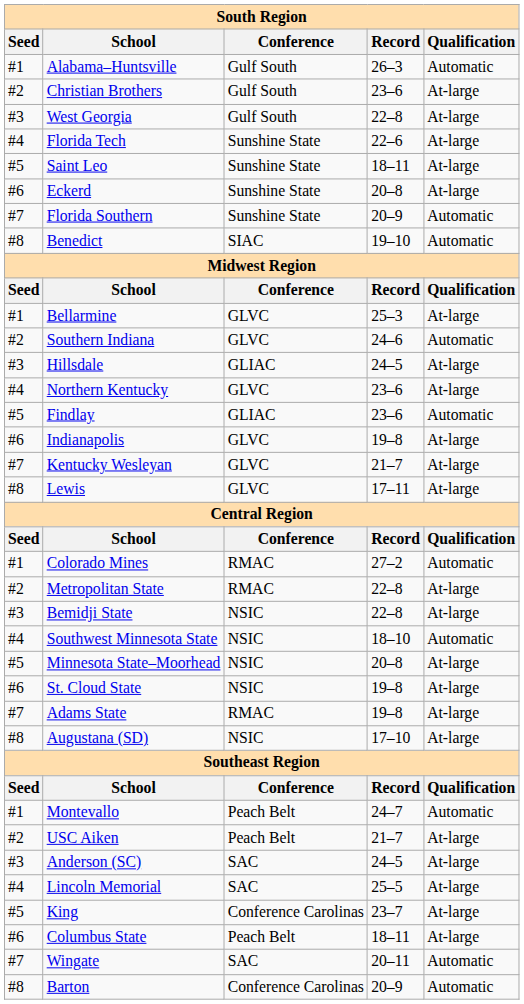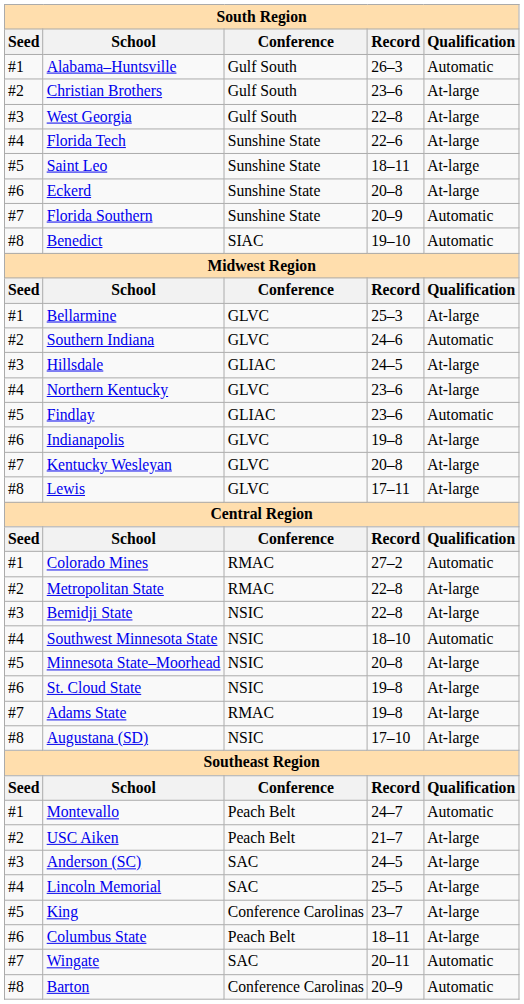(387, 464) 21–7 -> (387, 464) 20–8
